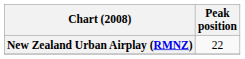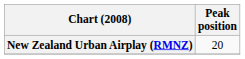(217, 44) 22 -> (217, 44) 20
